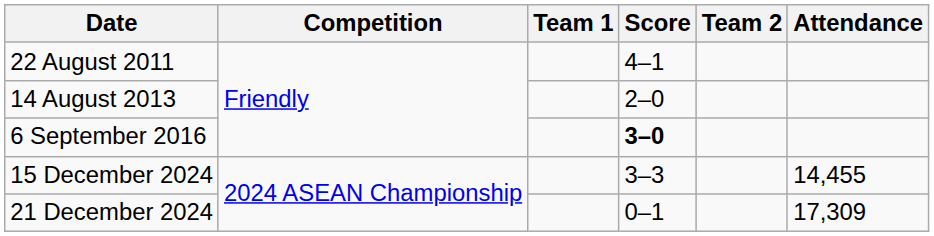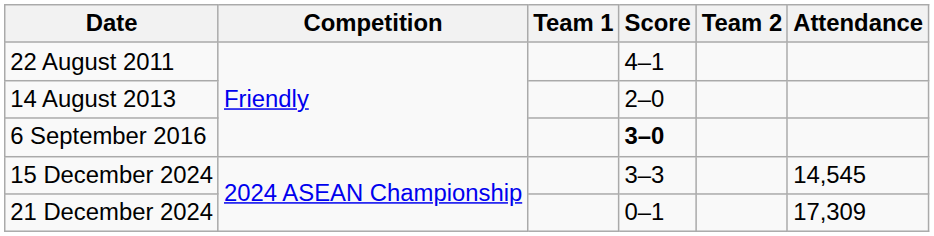(830, 174) 14,455 -> (830, 174) 14,545
